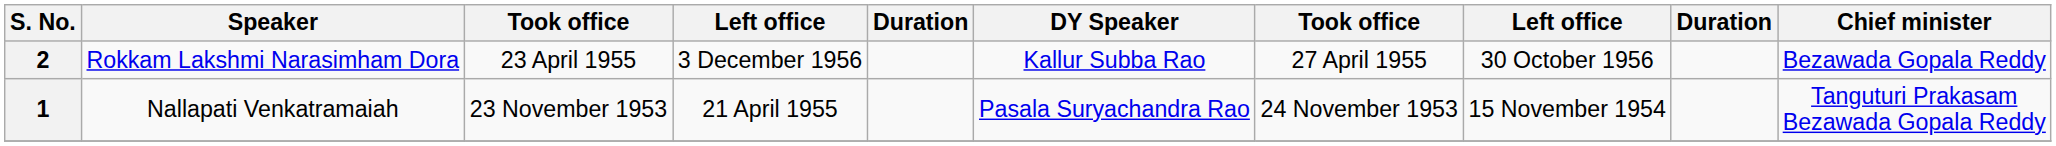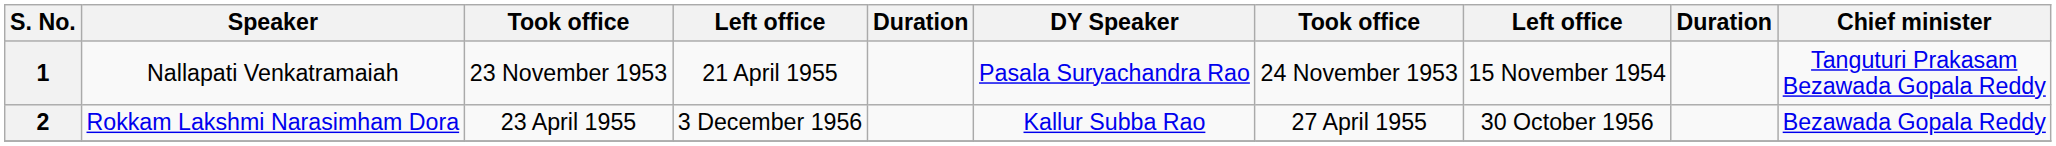rows swapped: (43, 109) <-> (43, 59)
